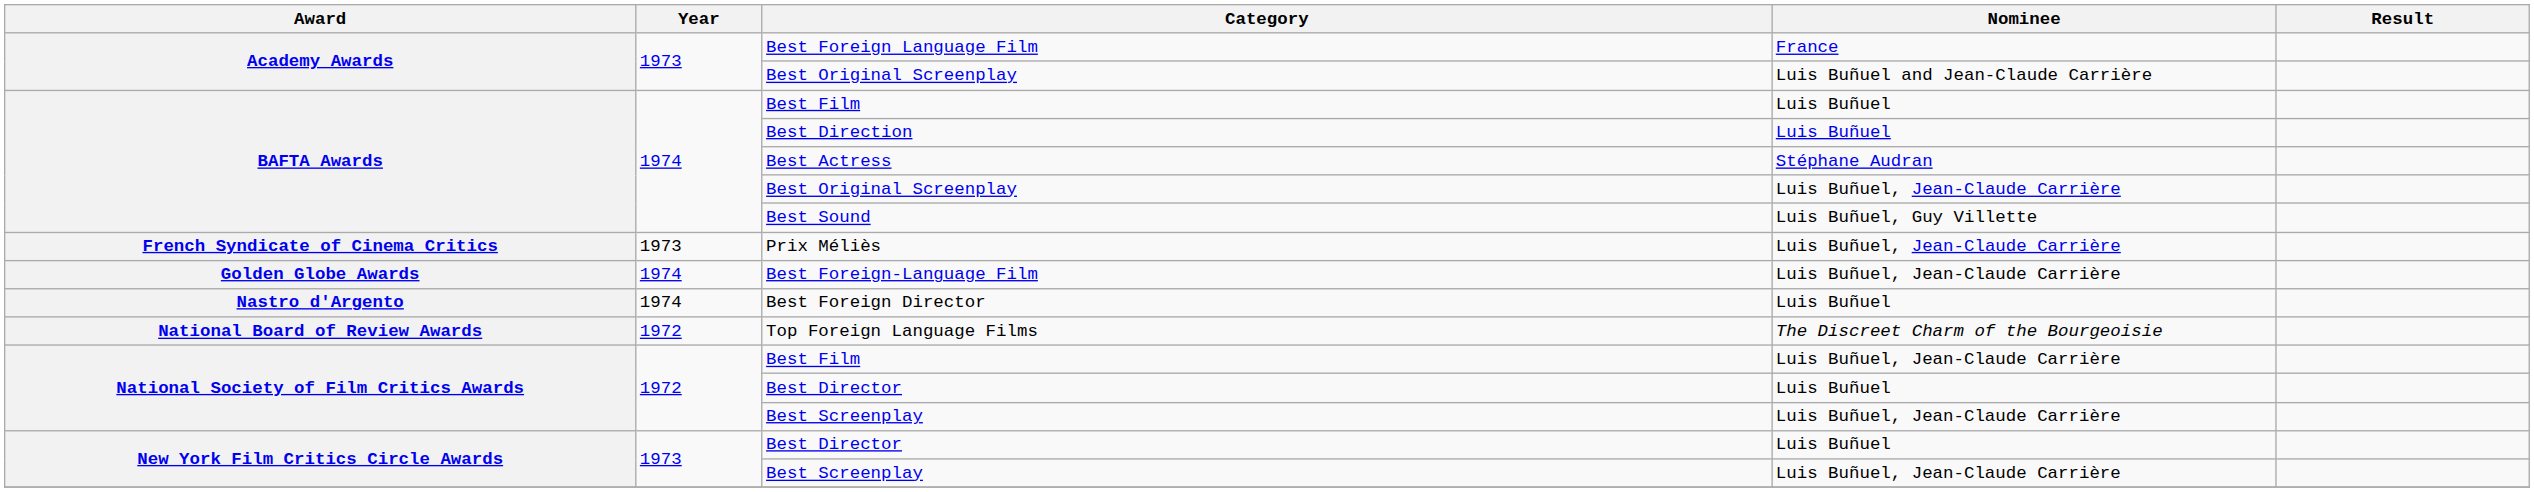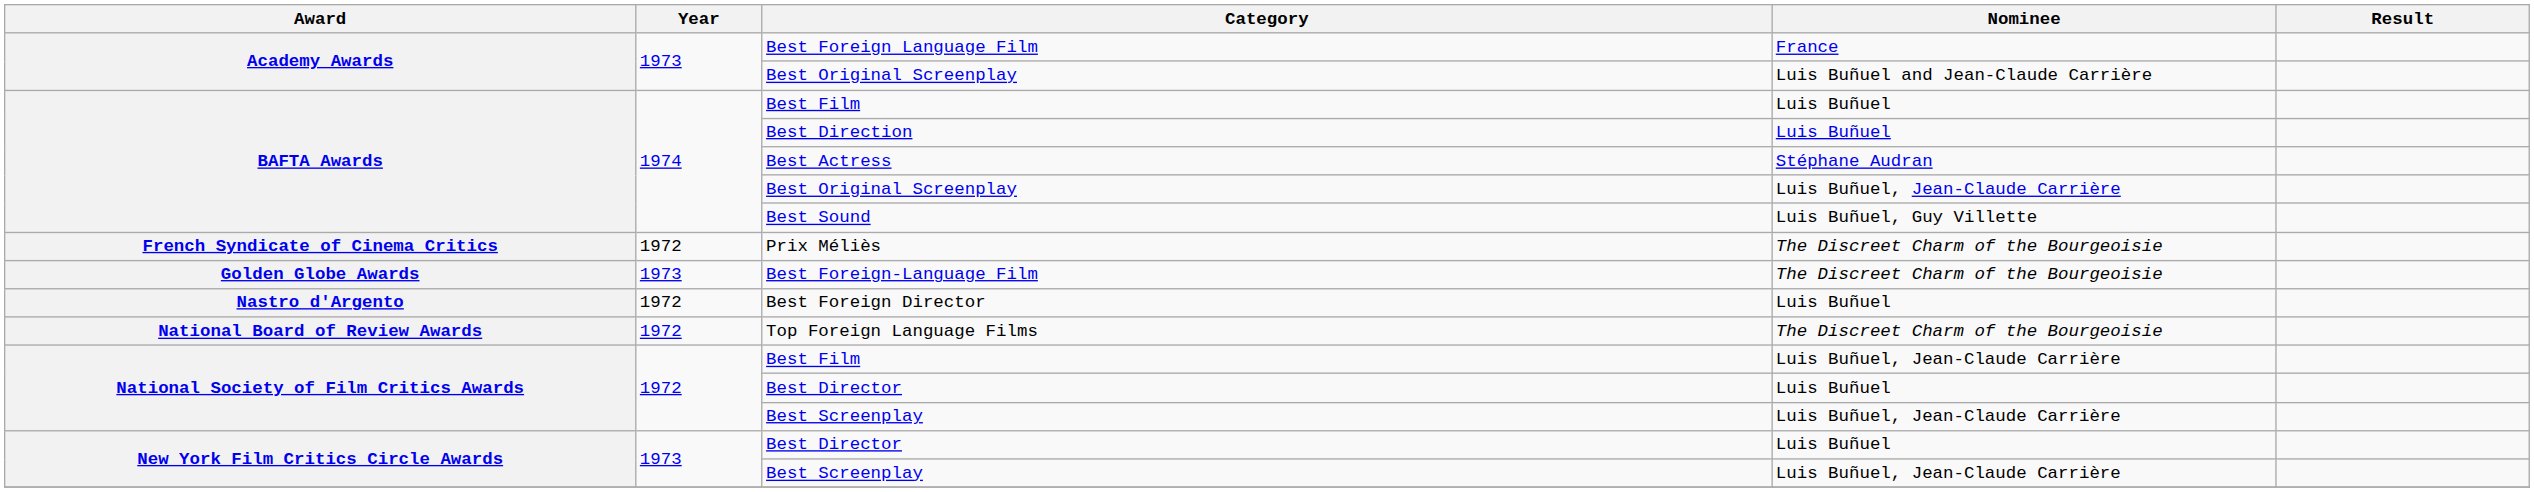(661, 246) 1973 -> (661, 246) 1972
(1948, 246) Luis Buñuel, Jean-Claude Carrière -> (1969, 246) The Discreet Charm of the Bourgeoisie
(661, 274) 1974 -> (661, 274) 1973
(1948, 274) Luis Buñuel, Jean-Claude Carrière -> (1969, 274) The Discreet Charm of the Bourgeoisie
(661, 303) 1974 -> (661, 303) 1972
